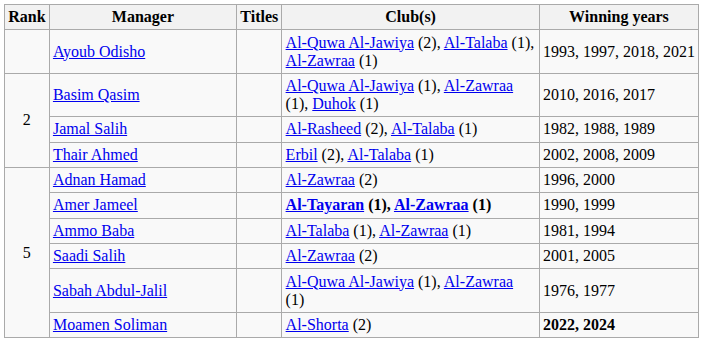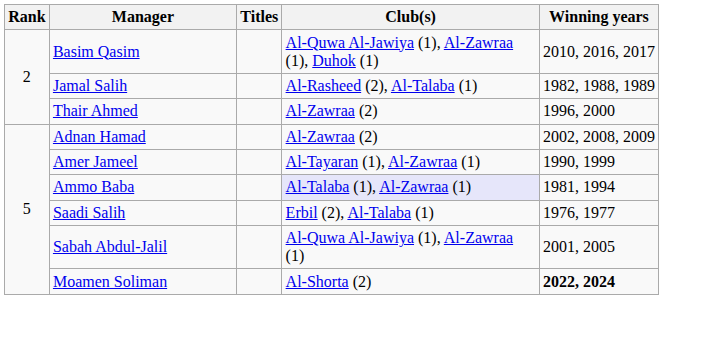- row: (99, 51)
(360, 154) Erbil (2), Al-Talaba (1) -> (332, 111) Al-Zawraa (2)
(599, 154) 2002, 2008, 2009 -> (579, 111) 1996, 2000
(579, 180) 1996, 2000 -> (599, 136) 2002, 2008, 2009
(388, 205) bold -> (383, 162) normal
(378, 230) no background -> (378, 187) lavender background
(332, 256) Al-Zawraa (2) -> (360, 212) Erbil (2), Al-Talaba (1)
(579, 256) 2001, 2005 -> (579, 212) 1976, 1977
(579, 290) 1976, 1977 -> (579, 247) 2001, 2005
